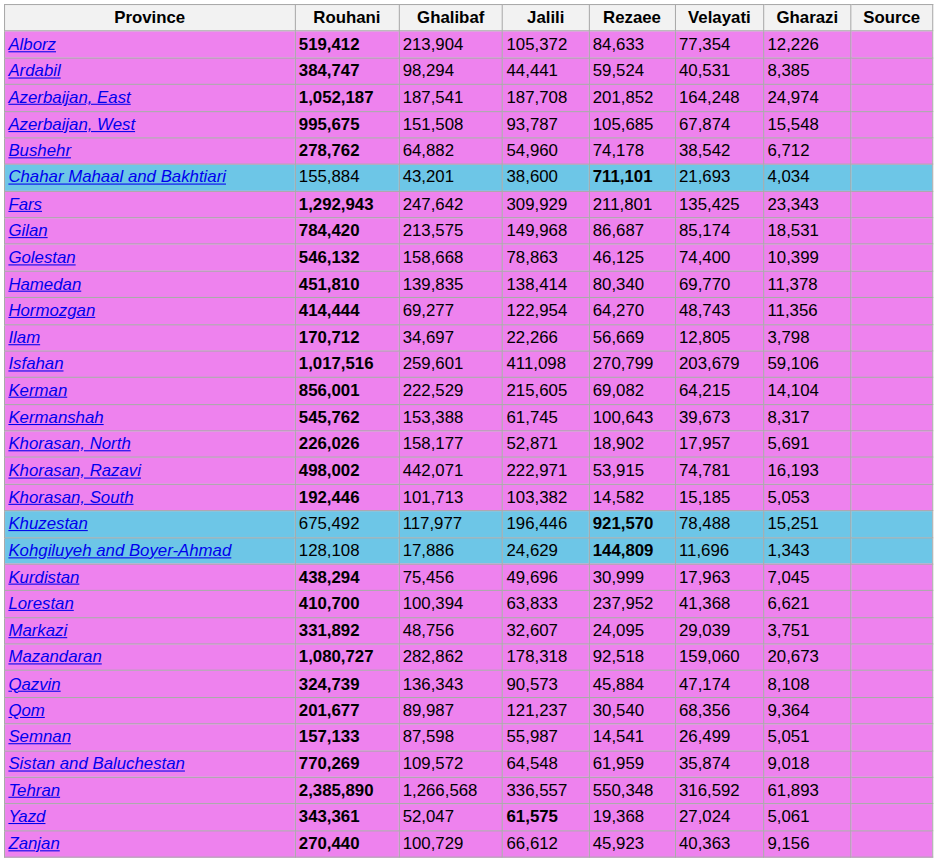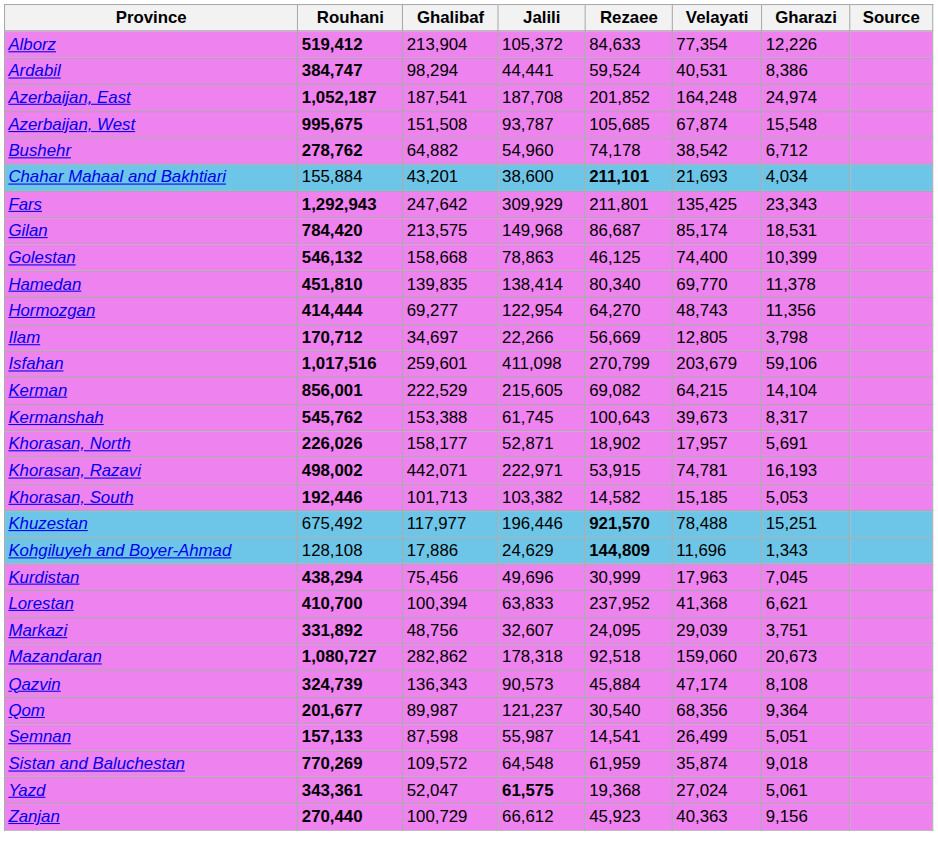(789, 71) 8,385 -> (787, 71) 8,386
(623, 177) 711,101 -> (619, 177) 211,101
- row: (34, 790)
